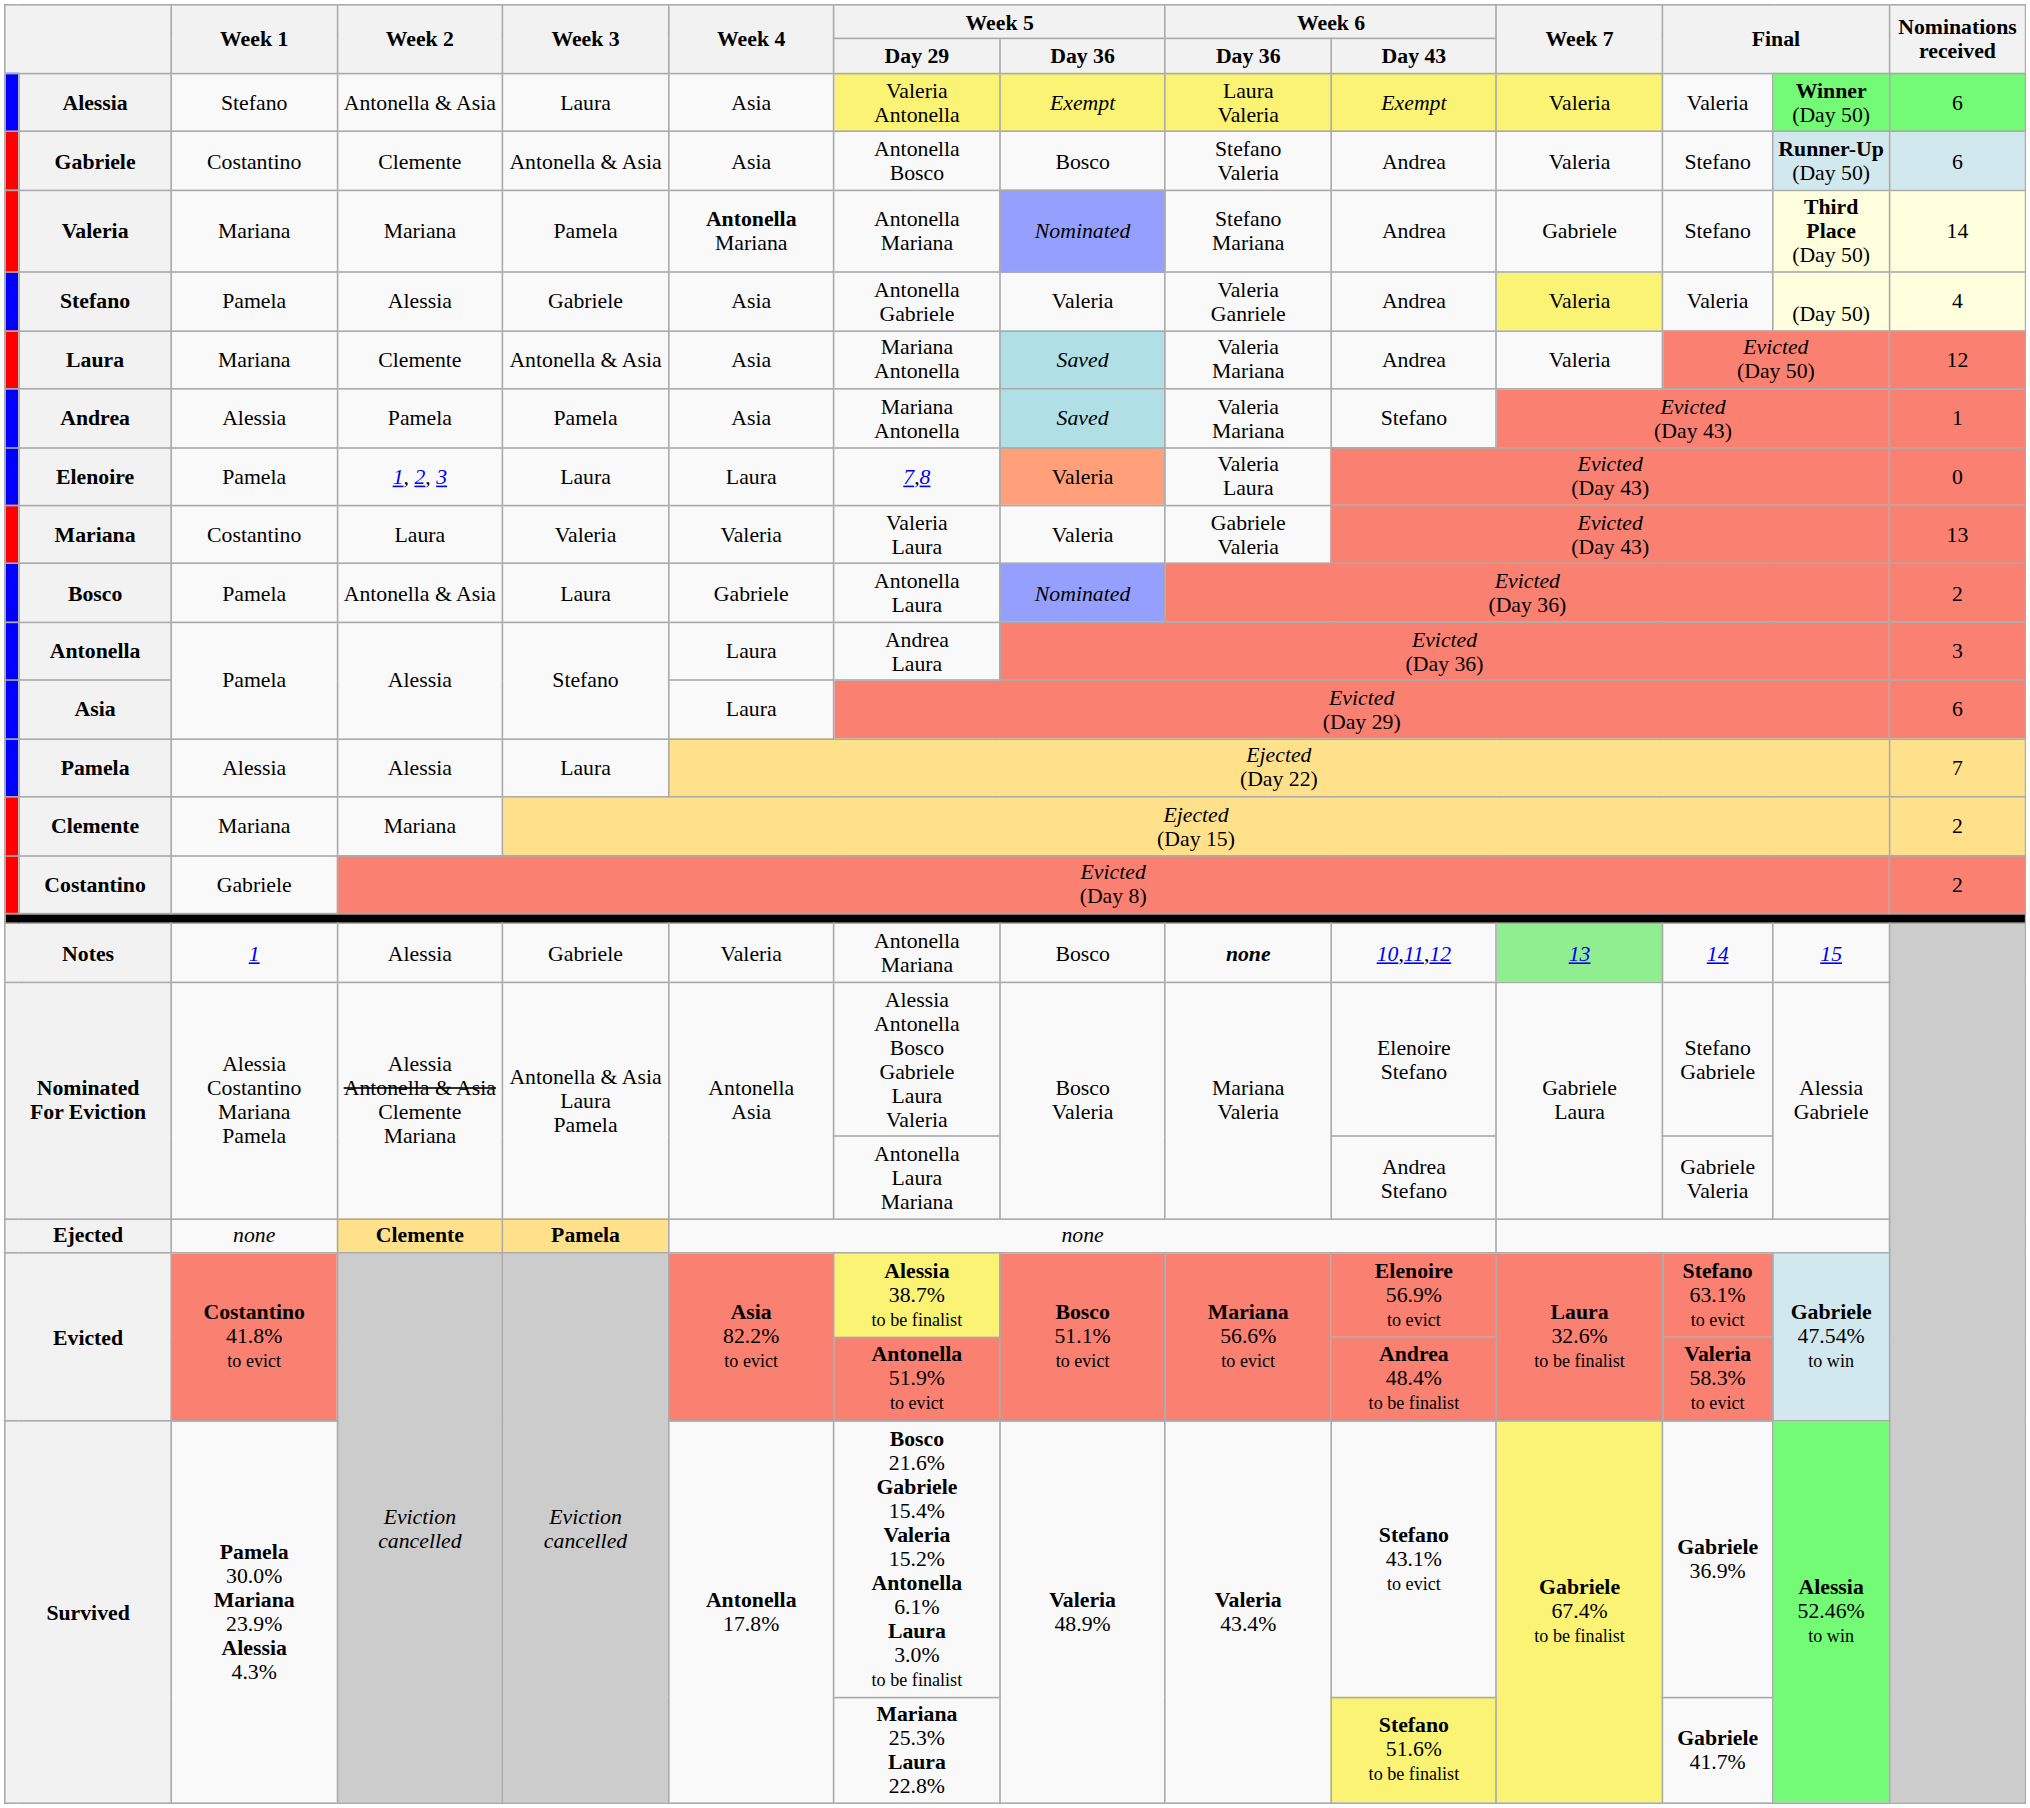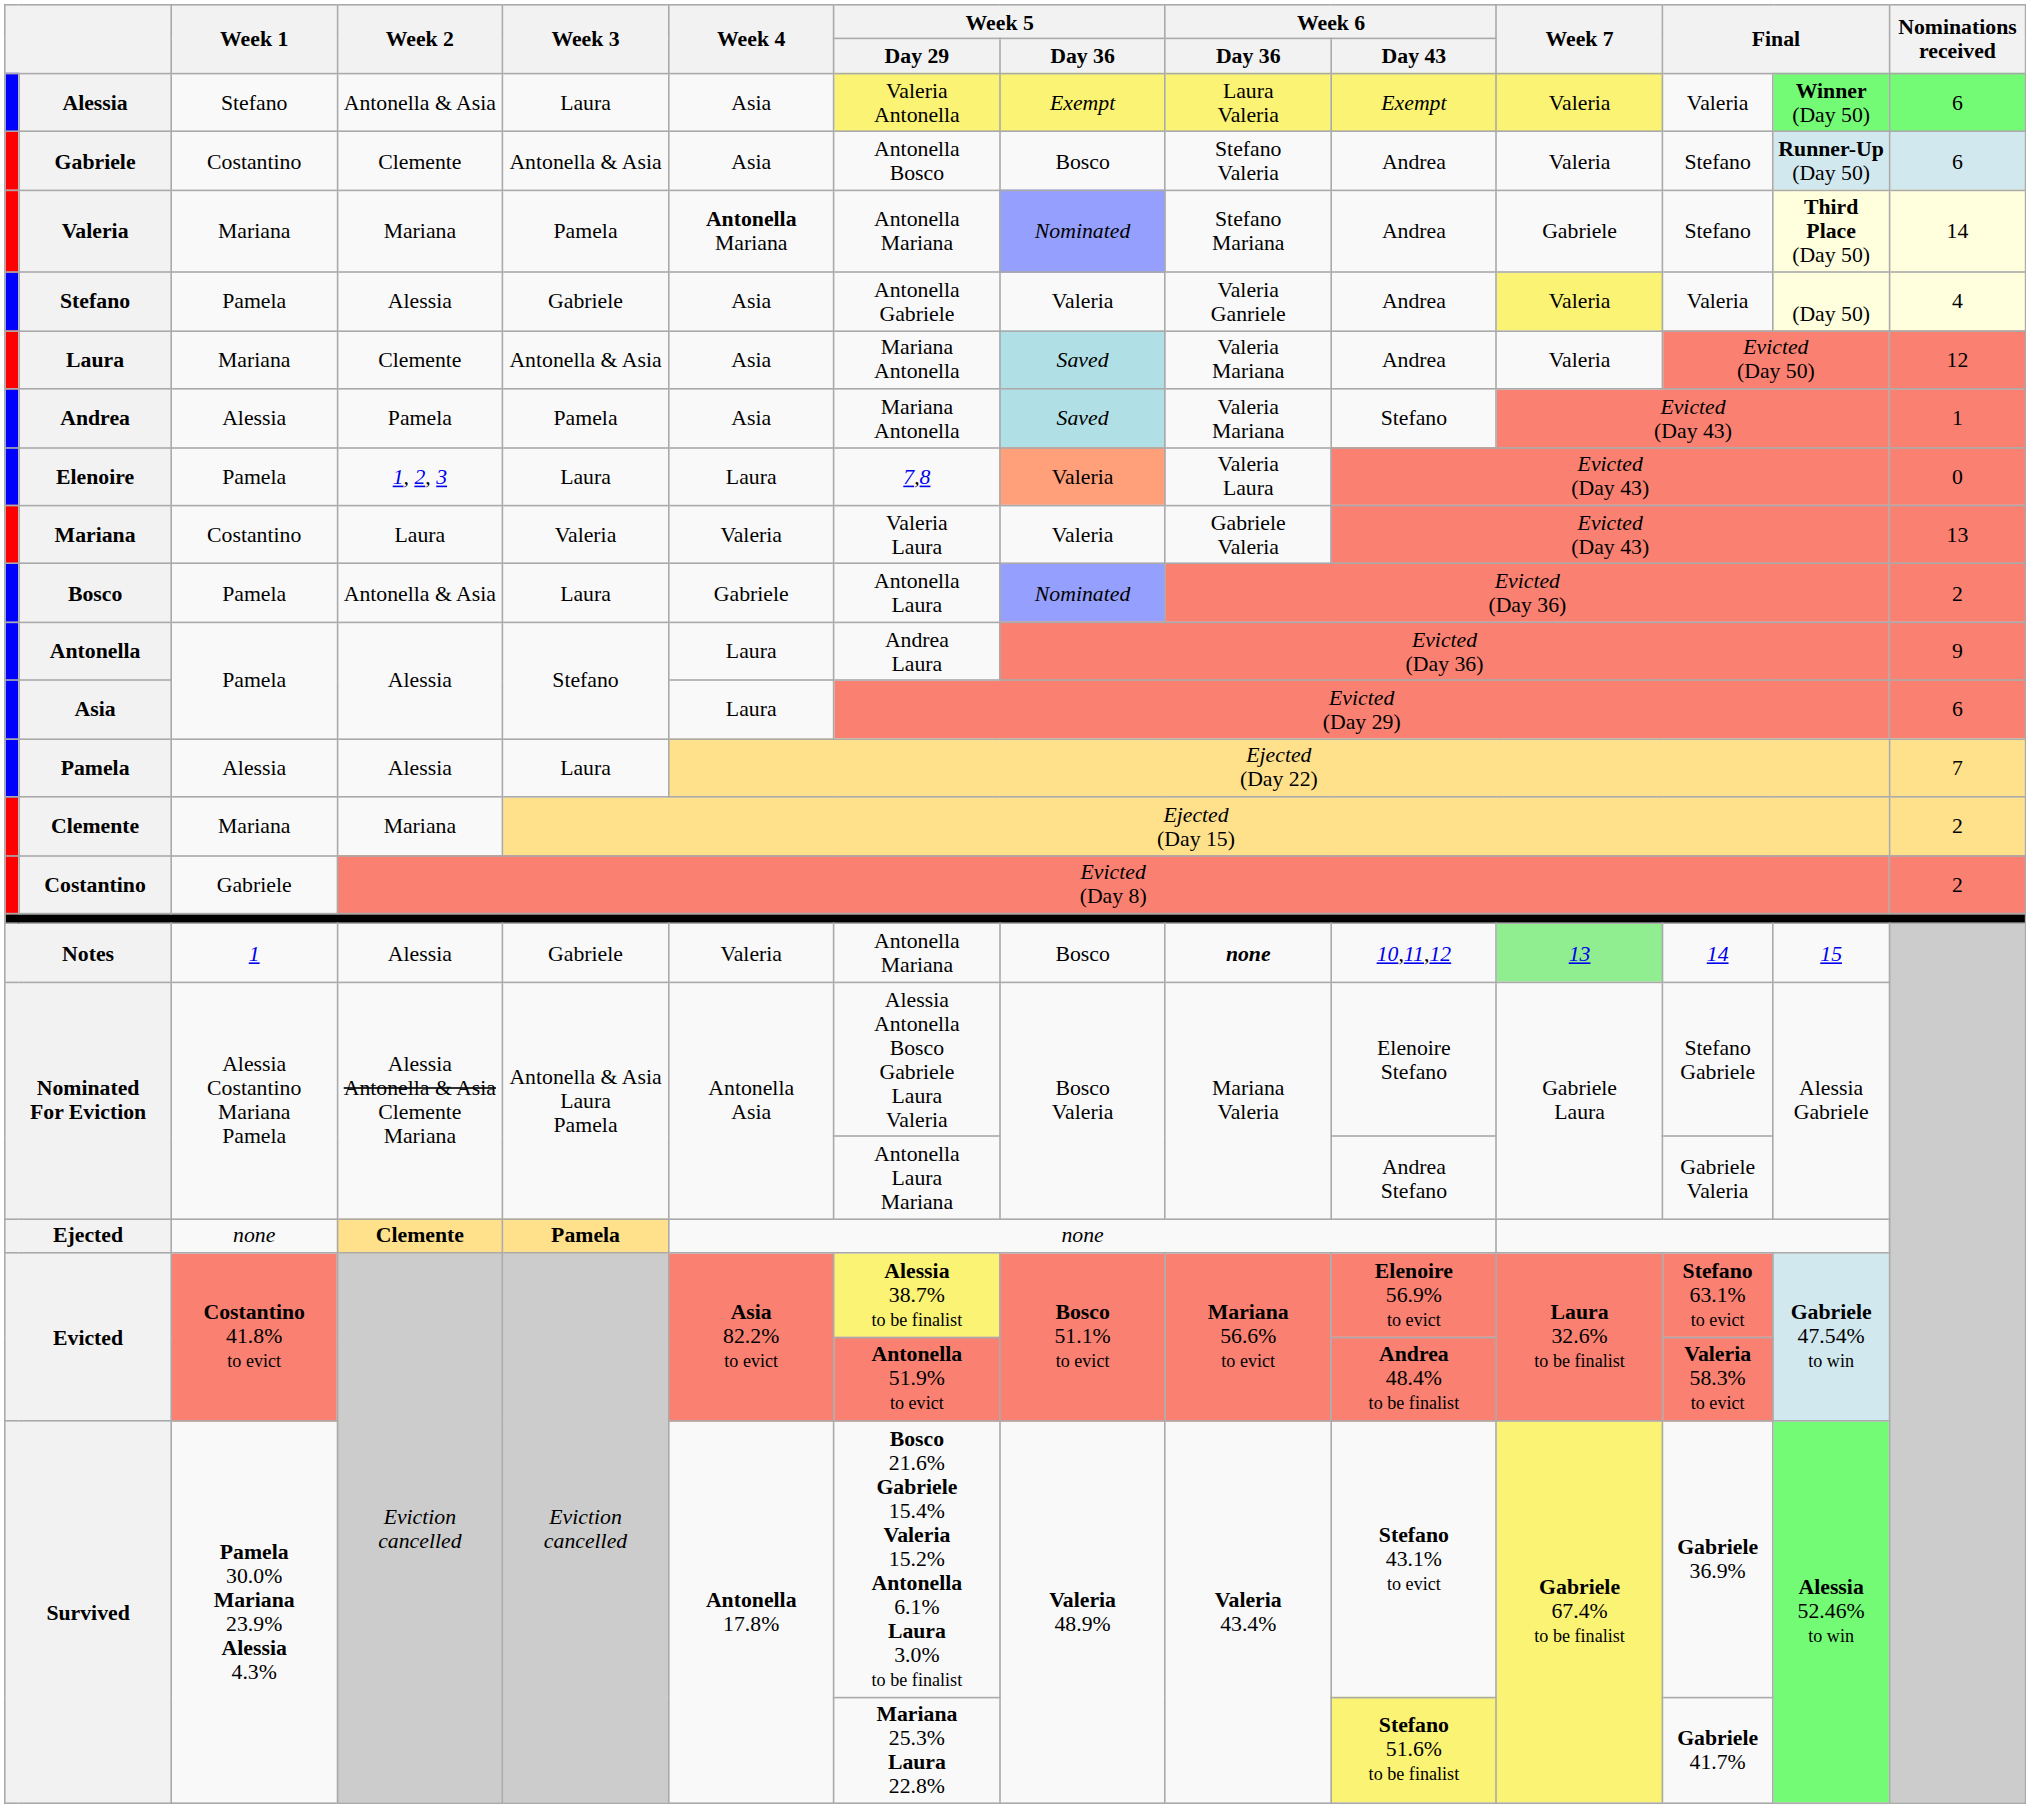(1957, 651) 3 -> (1957, 651) 9
